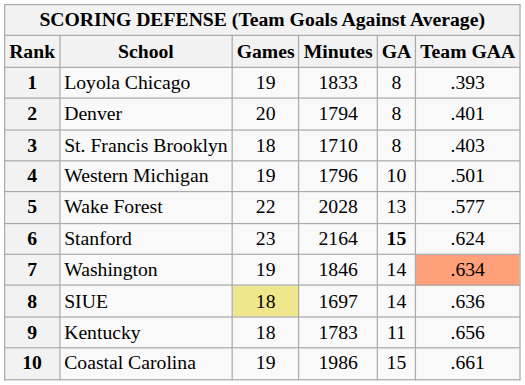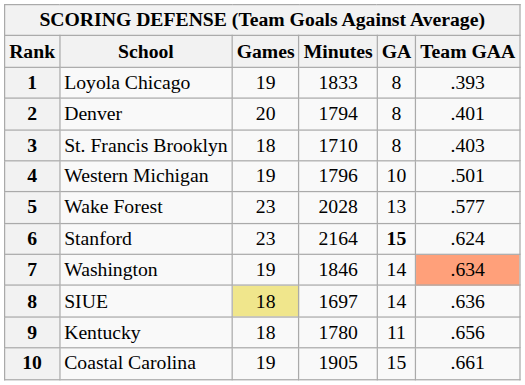(266, 207) 22 -> (266, 207) 23
(338, 332) 1783 -> (338, 332) 1780
(338, 363) 1986 -> (338, 363) 1905
